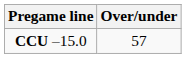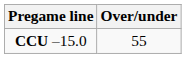(139, 41) 57 -> (139, 41) 55
